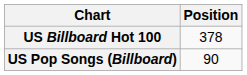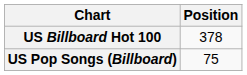(211, 59) 90 -> (211, 59) 75
